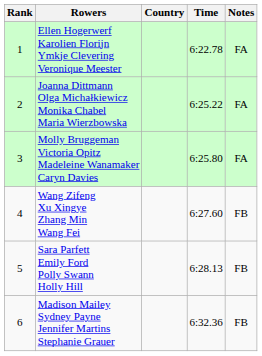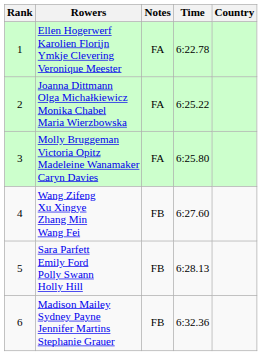columns swapped: (164, 13) <-> (241, 13)
